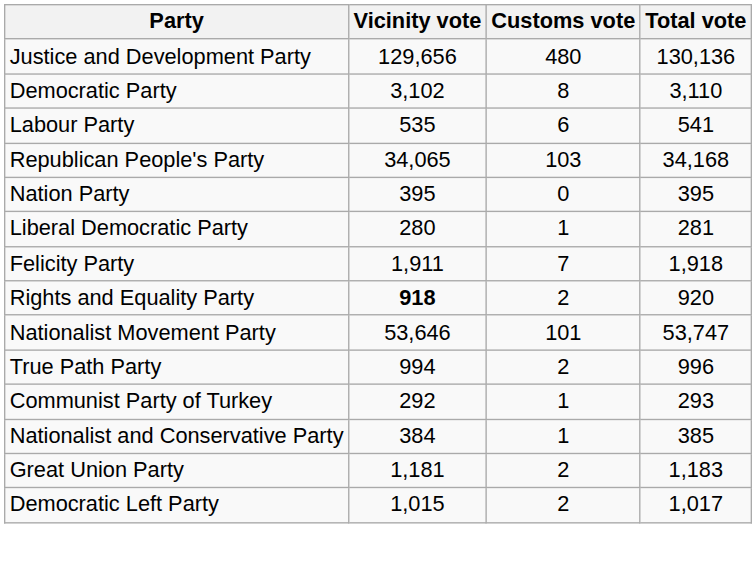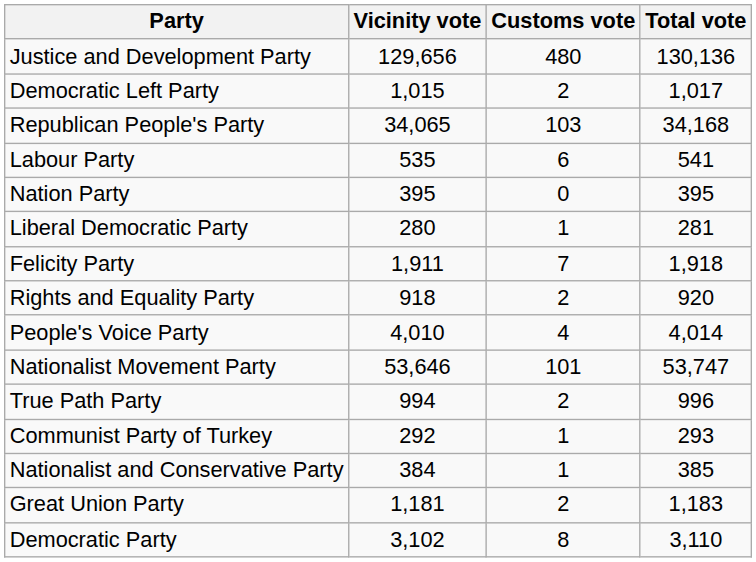rows swapped: (93, 90) <-> (114, 504)
rows swapped: (137, 159) <-> (72, 125)
(417, 297) bold -> (417, 297) normal
+ row: (109, 332)
